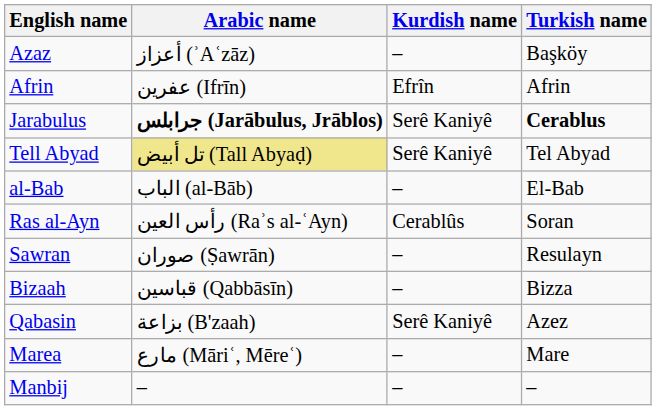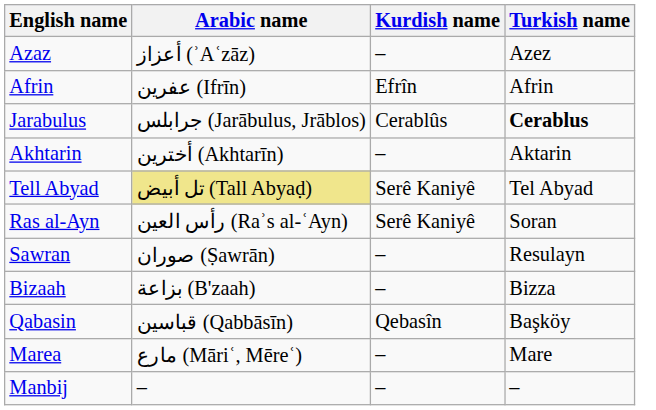(557, 53) Başköy -> (530, 53) Azez
(260, 121) bold -> (251, 121) normal
(442, 120) Serê Kaniyê -> (411, 120) Cerablûs
+ row: (45, 153)
- row: (36, 187)
(428, 220) Cerablûs -> (425, 220) Serê Kaniyê
(215, 288) قباسين (Qabbāsīn) -> (196, 288) بزاعة (B'zaah)
(196, 322) بزاعة (B'zaah) -> (215, 322) قباسين (Qabbāsīn)
(442, 321) Serê Kaniyê -> (408, 321) Qebasîn
(547, 321) Azez -> (540, 321) Başköy
